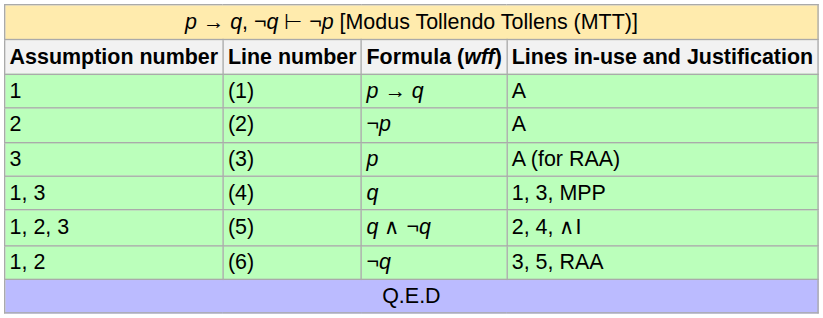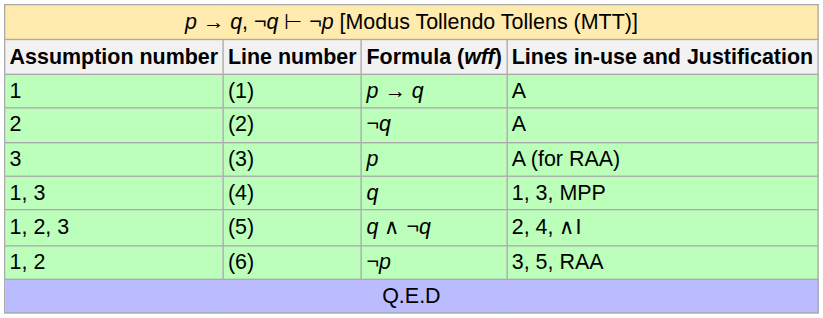(379, 124) ¬p -> (379, 124) ¬q
(379, 262) ¬q -> (379, 262) ¬p
